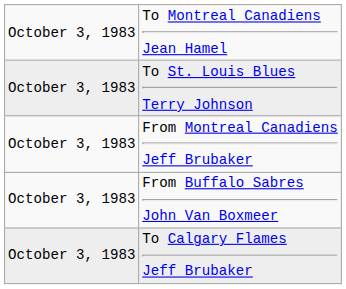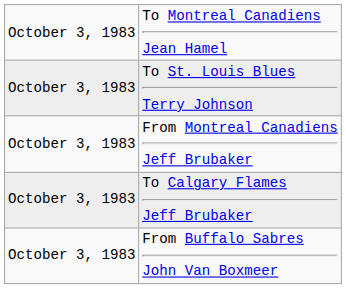rows swapped: (240, 256) <-> (240, 200)
